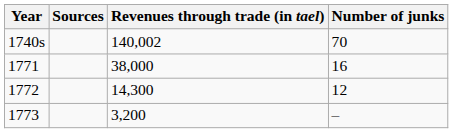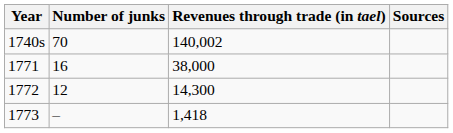columns swapped: (388, 16) <-> (78, 16)
(128, 115) 3,200 -> (190, 115) 1,418
